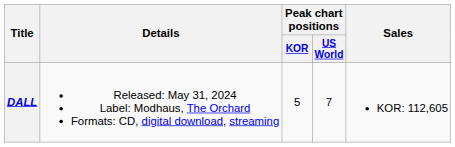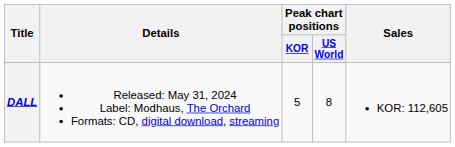(329, 102) 7 -> (329, 102) 8
